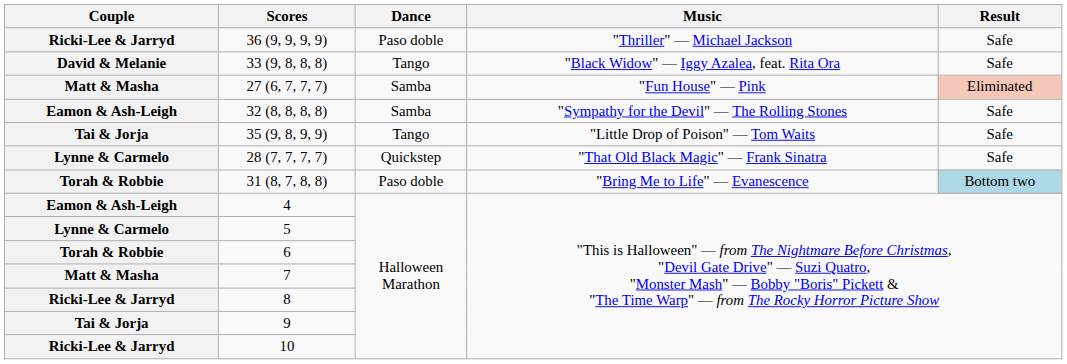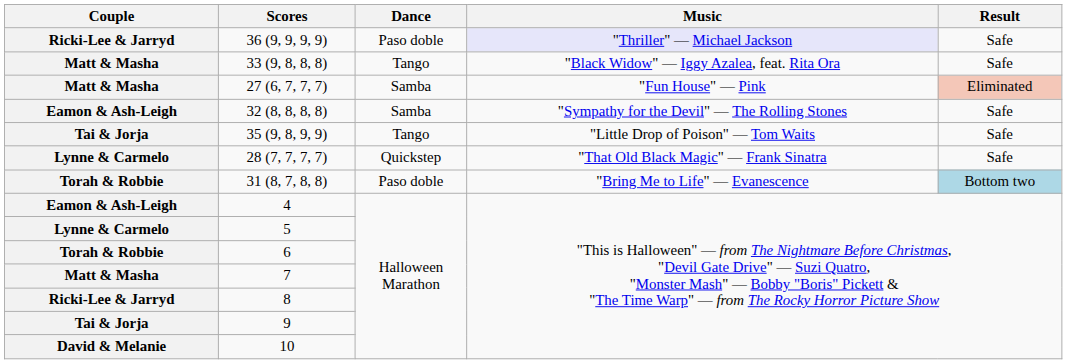(702, 39) no background -> (702, 39) lavender background
(112, 63) David & Melanie -> (112, 63) Matt & Masha
(112, 346) Ricki-Lee & Jarryd -> (112, 346) David & Melanie
